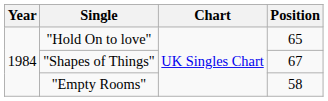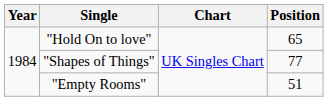(295, 61) 67 -> (295, 61) 77
(295, 84) 58 -> (295, 84) 51
